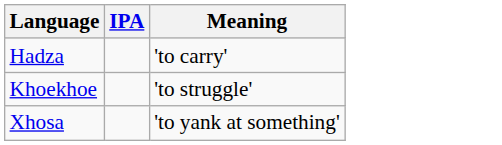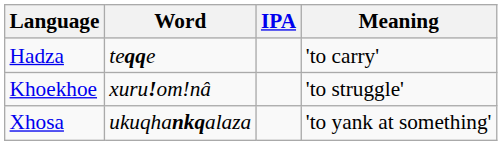+ column: (180, 21)
